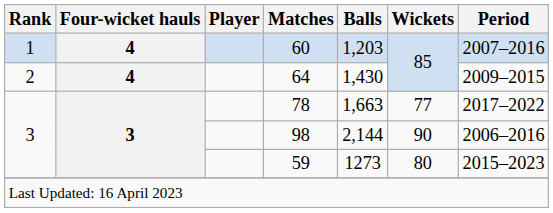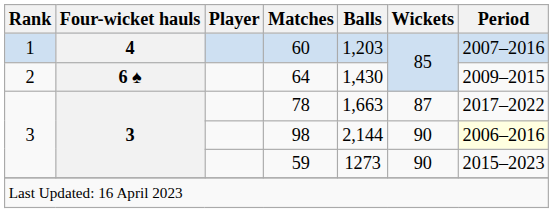(130, 76) 4 -> (130, 76) 6 ♠
(423, 105) 77 -> (423, 105) 87
(504, 134) no background -> (504, 134) lightyellow background
(423, 163) 80 -> (423, 163) 90
